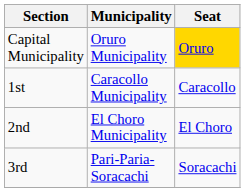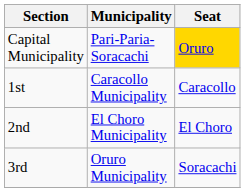(129, 47) Oruro Municipality -> (123, 47) Pari-Paria-Soracachi
(123, 167) Pari-Paria-Soracachi -> (129, 167) Oruro Municipality
